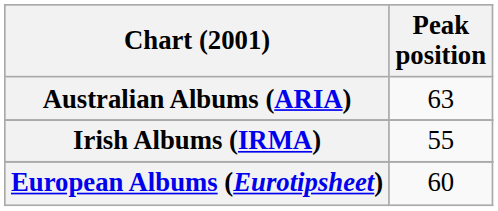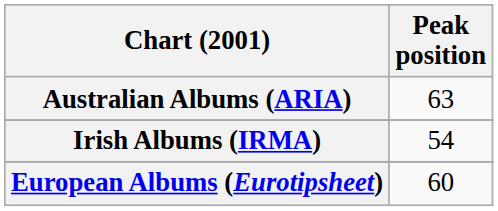(441, 140) 55 -> (441, 140) 54
